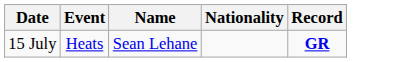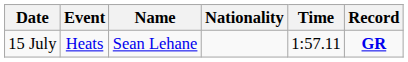+ column: (316, 17)
